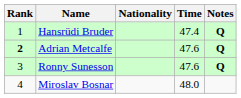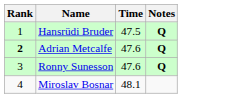- column: (145, 13)
(189, 31) 47.4 -> (131, 31) 47.5
(189, 84) 48.0 -> (131, 84) 48.1
